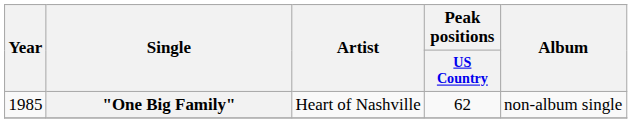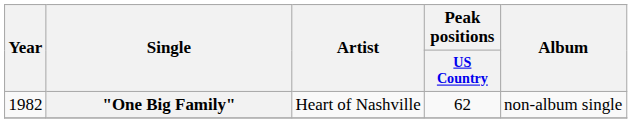(25, 104) 1985 -> (25, 104) 1982
